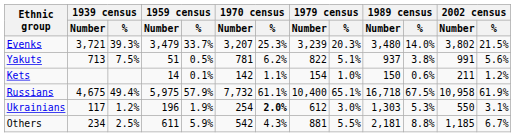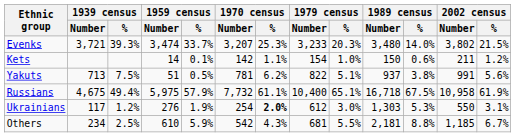(164, 44) 3,479 -> (164, 44) 3,474
(312, 44) 3,239 -> (312, 44) 3,233
rows swapped: (24, 60) <-> (18, 76)
(170, 108) 196 -> (170, 108) 276
(170, 124) 611 -> (170, 124) 610
(318, 124) 881 -> (318, 124) 681
